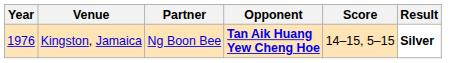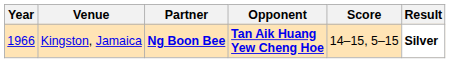(21, 41) 1976 -> (21, 41) 1966
(184, 41) normal -> (186, 41) bold
